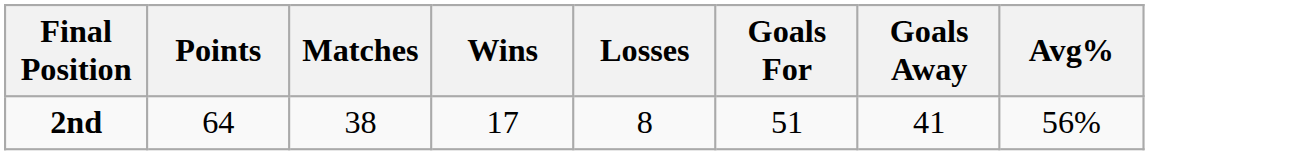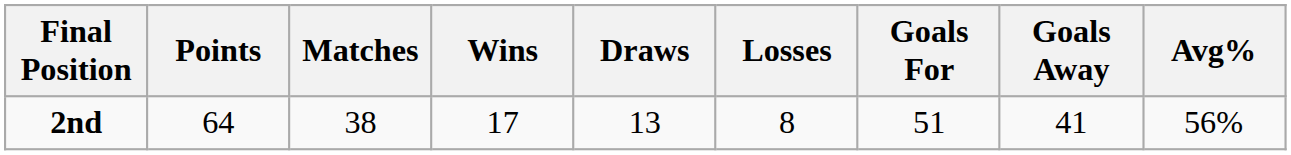+ column: (645, 50)
